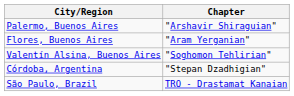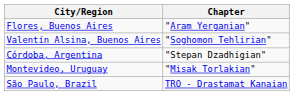- row: (62, 26)
+ row: (57, 69)
